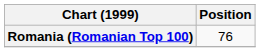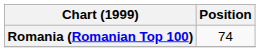(225, 36) 76 -> (225, 36) 74
